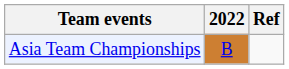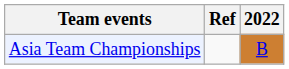columns swapped: (227, 19) <-> (266, 19)
